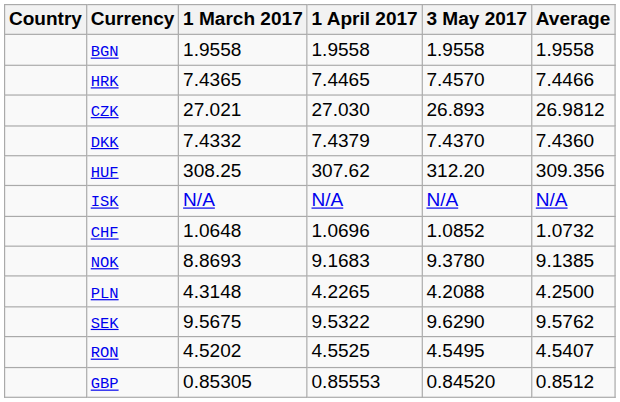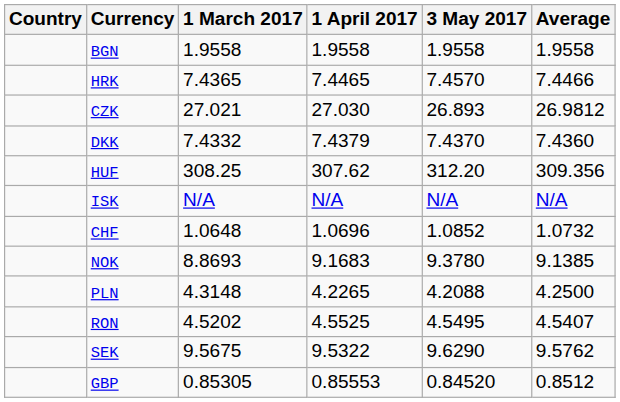rows swapped: (105, 354) <-> (105, 323)
